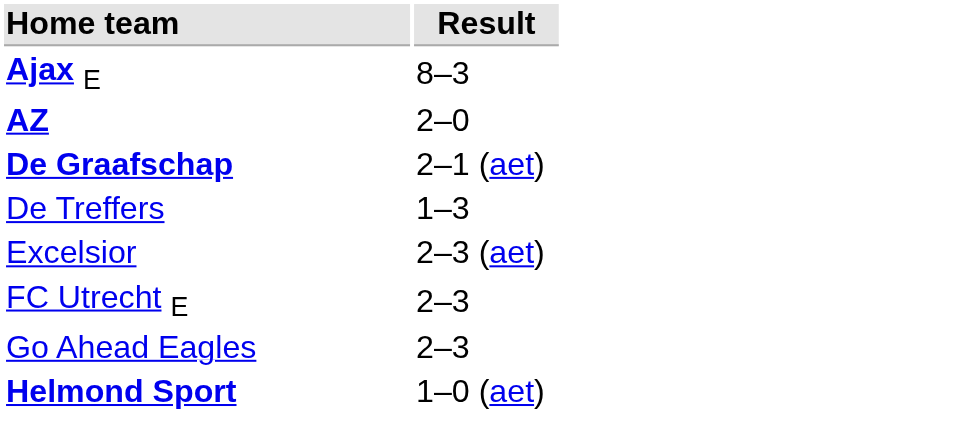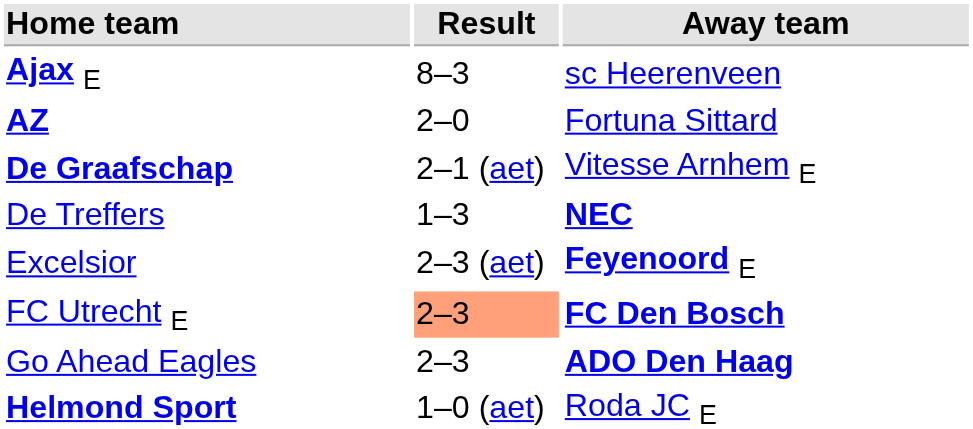+ column: (766, 23)
(443, 300) no background -> (443, 313) lightsalmon background
